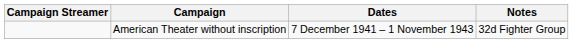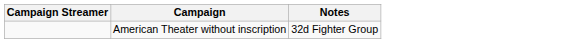- column: (382, 13)
